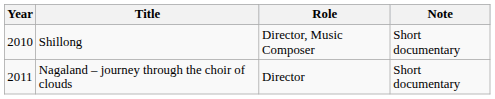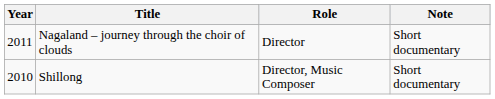rows swapped: (61, 42) <-> (142, 76)
